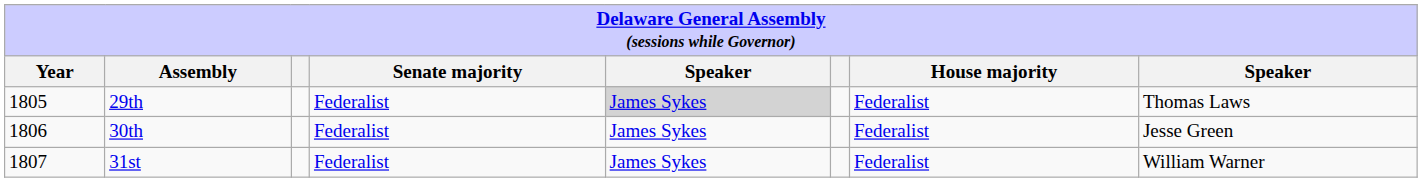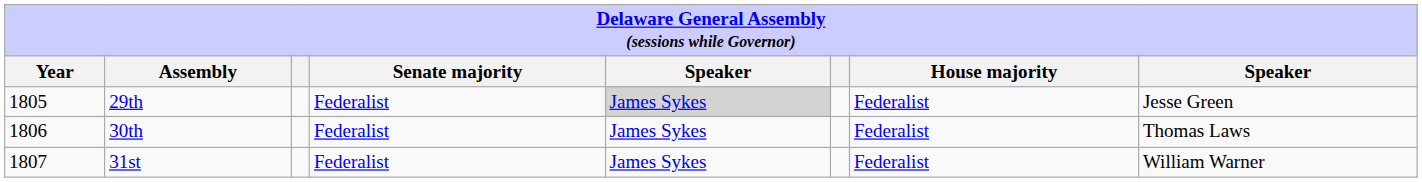(1197, 101) Thomas Laws -> (1188, 101) Jesse Green
(1188, 131) Jesse Green -> (1197, 131) Thomas Laws
